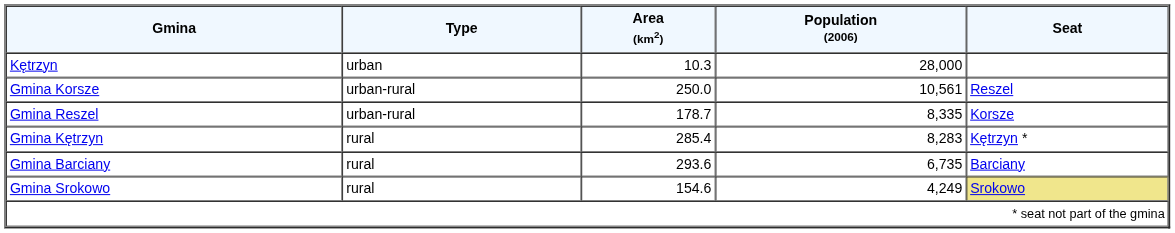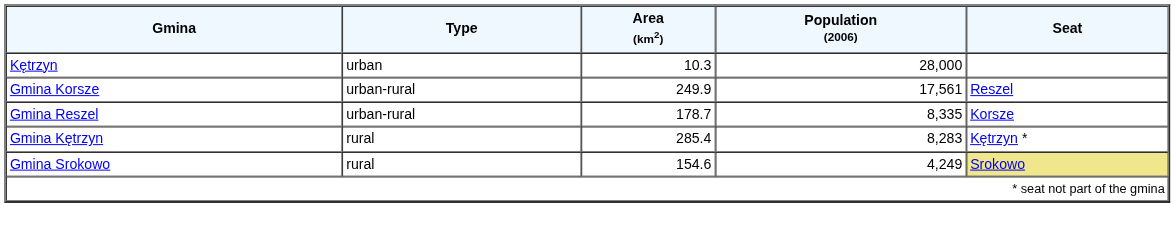(694, 89) 250.0 -> (694, 89) 249.9
(941, 89) 10,561 -> (941, 89) 17,561
- row: (60, 163)
